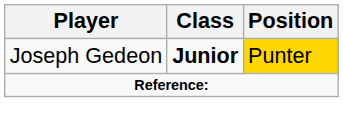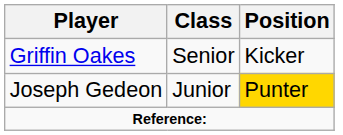+ row: (72, 55)
(205, 55) bold -> (202, 90) normal
